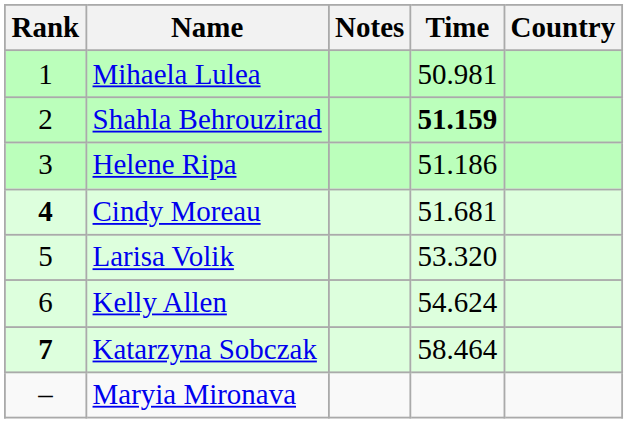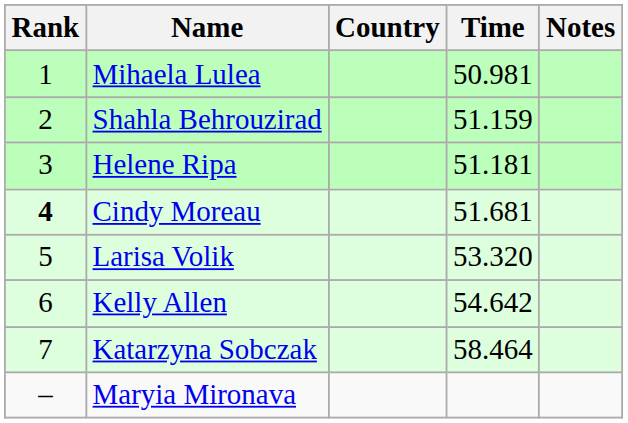columns swapped: (563, 27) <-> (370, 27)
(457, 119) bold -> (493, 119) normal
(457, 165) 51.186 -> (493, 165) 51.181
(457, 303) 54.624 -> (493, 303) 54.642
(45, 348) bold -> (45, 348) normal
